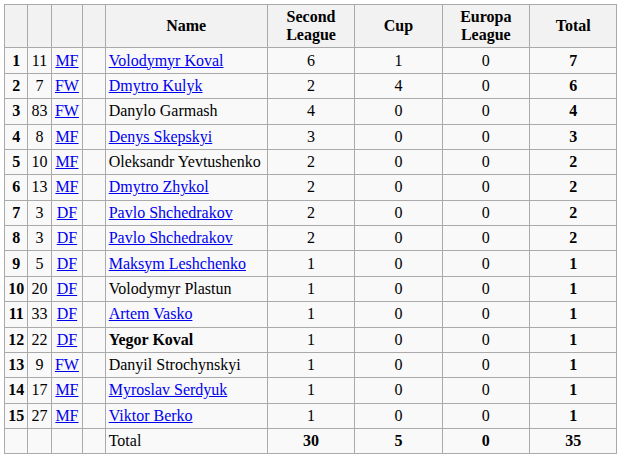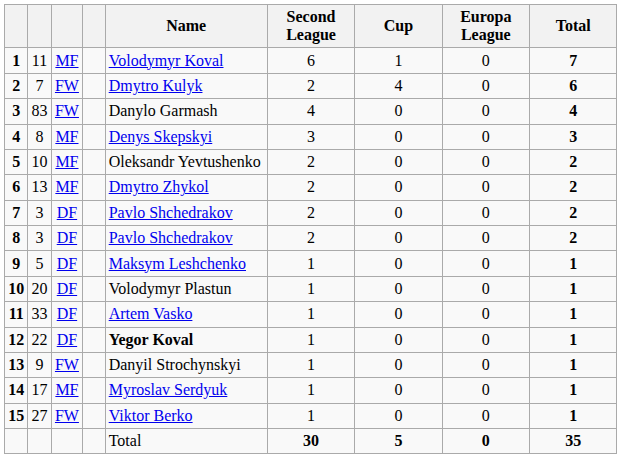(67, 415) MF -> (67, 415) FW
